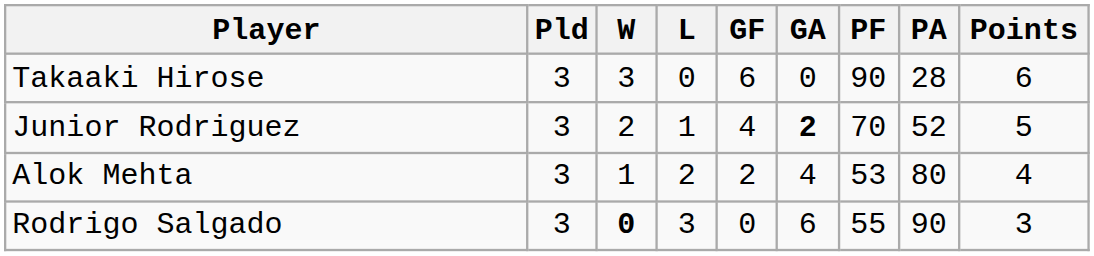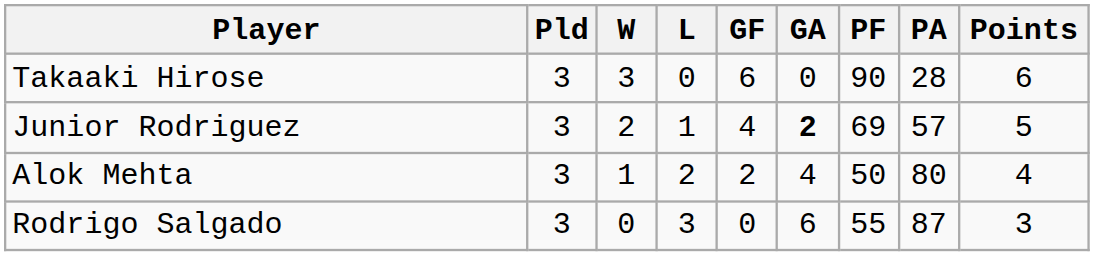(868, 128) 70 -> (868, 128) 69
(929, 128) 52 -> (929, 128) 57
(868, 176) 53 -> (868, 176) 50
(626, 225) bold -> (626, 225) normal
(929, 225) 90 -> (929, 225) 87
